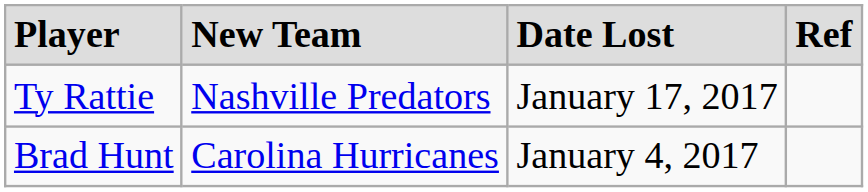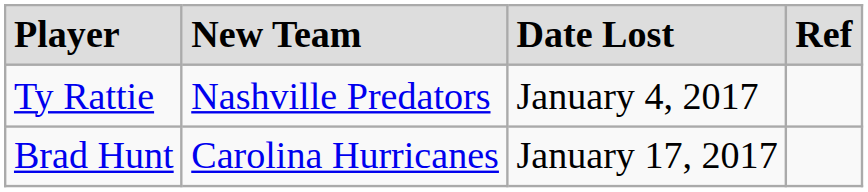(647, 95) January 17, 2017 -> (638, 95) January 4, 2017
(638, 155) January 4, 2017 -> (647, 155) January 17, 2017
